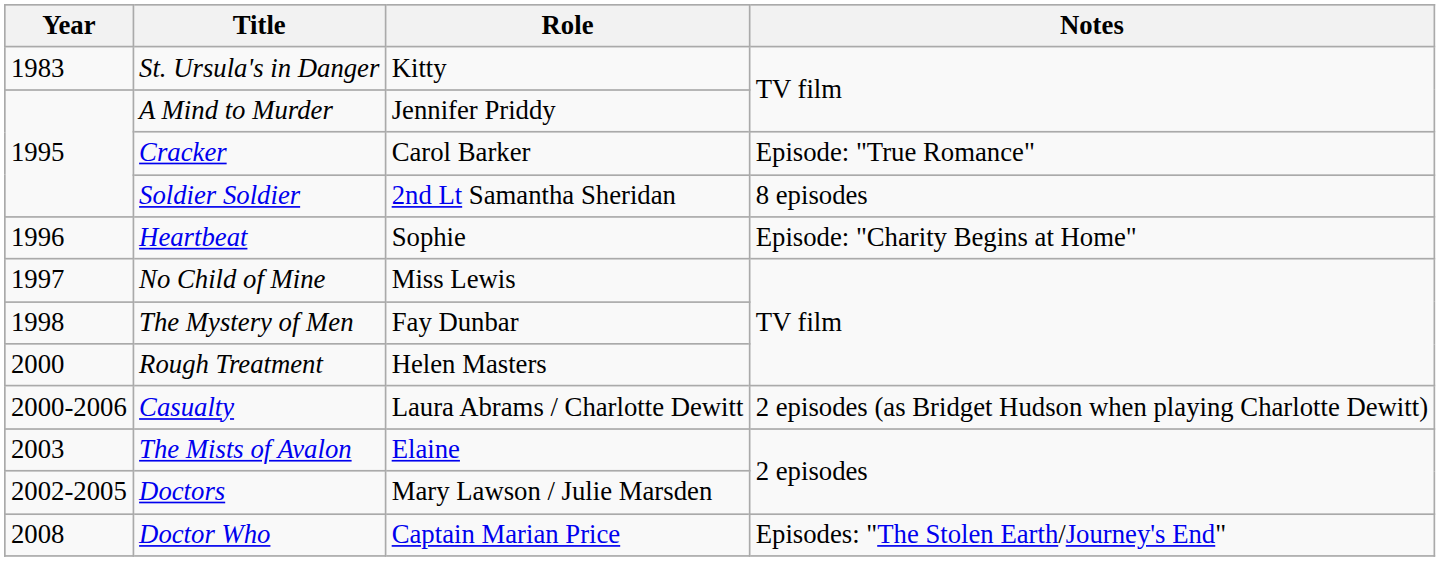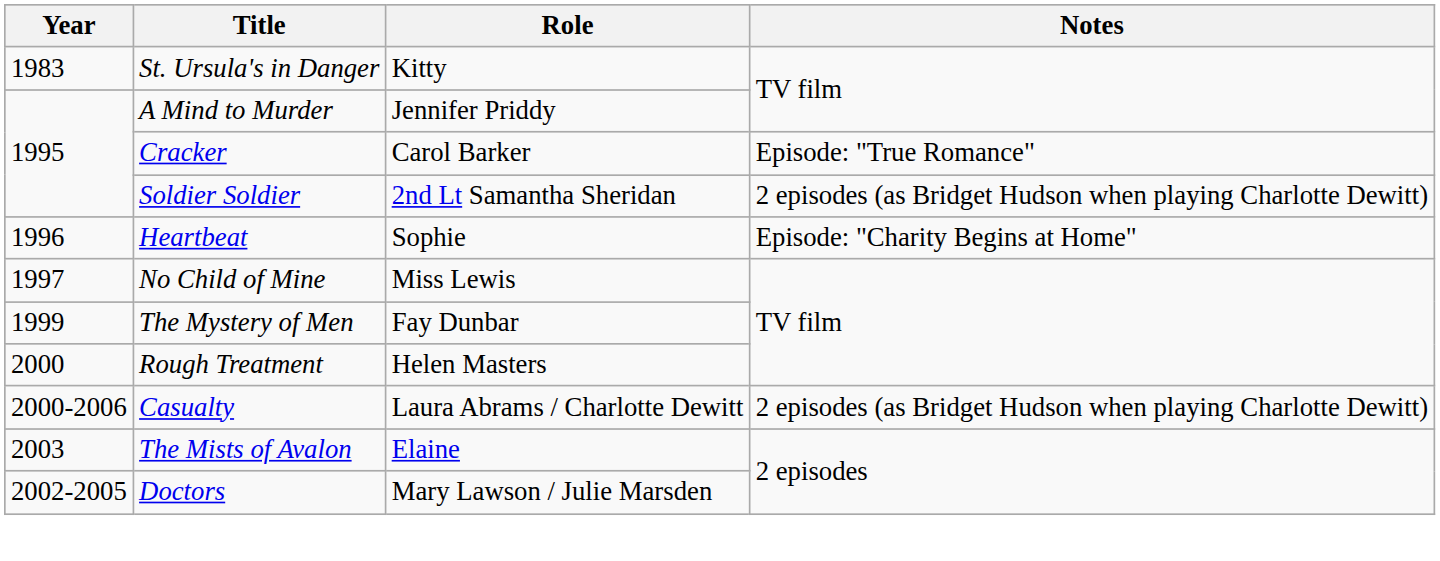(812, 195) 8 episodes -> (1092, 195) 2 episodes (as Bridget Hudson when playing Charlotte Dewitt)
(38, 322) 1998 -> (38, 322) 1999
- row: (205, 534)
